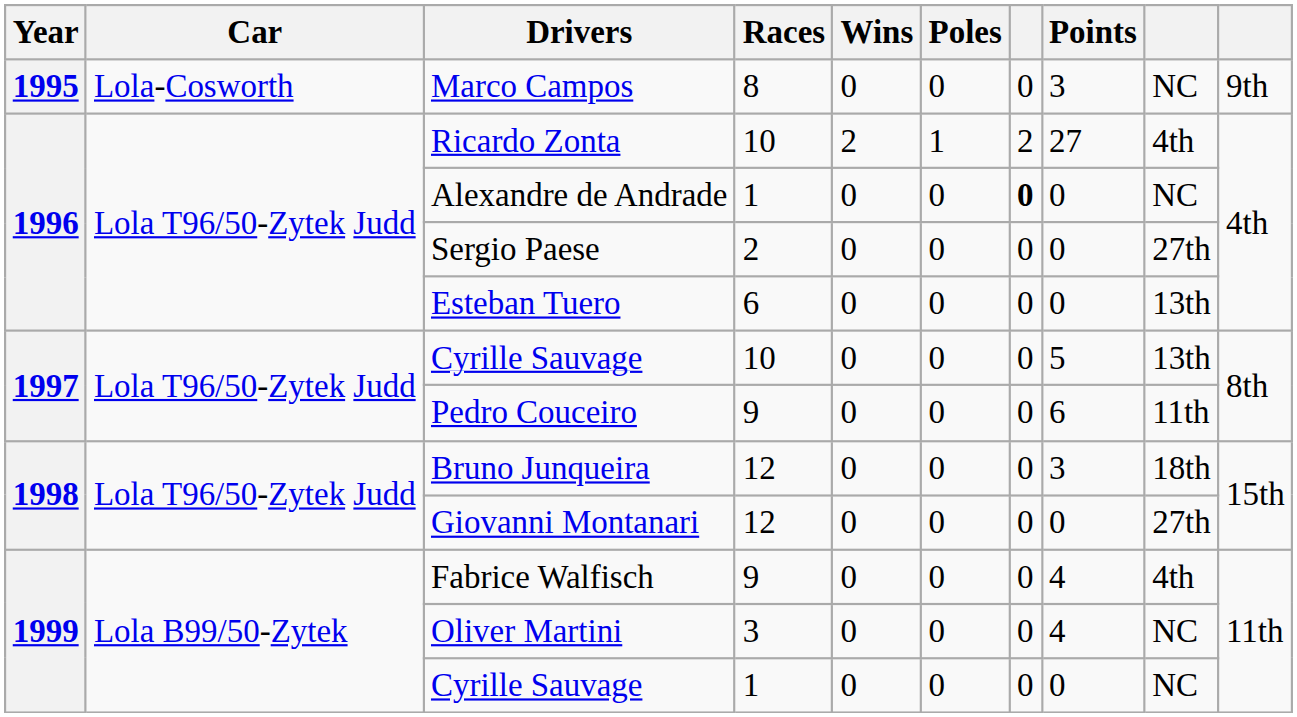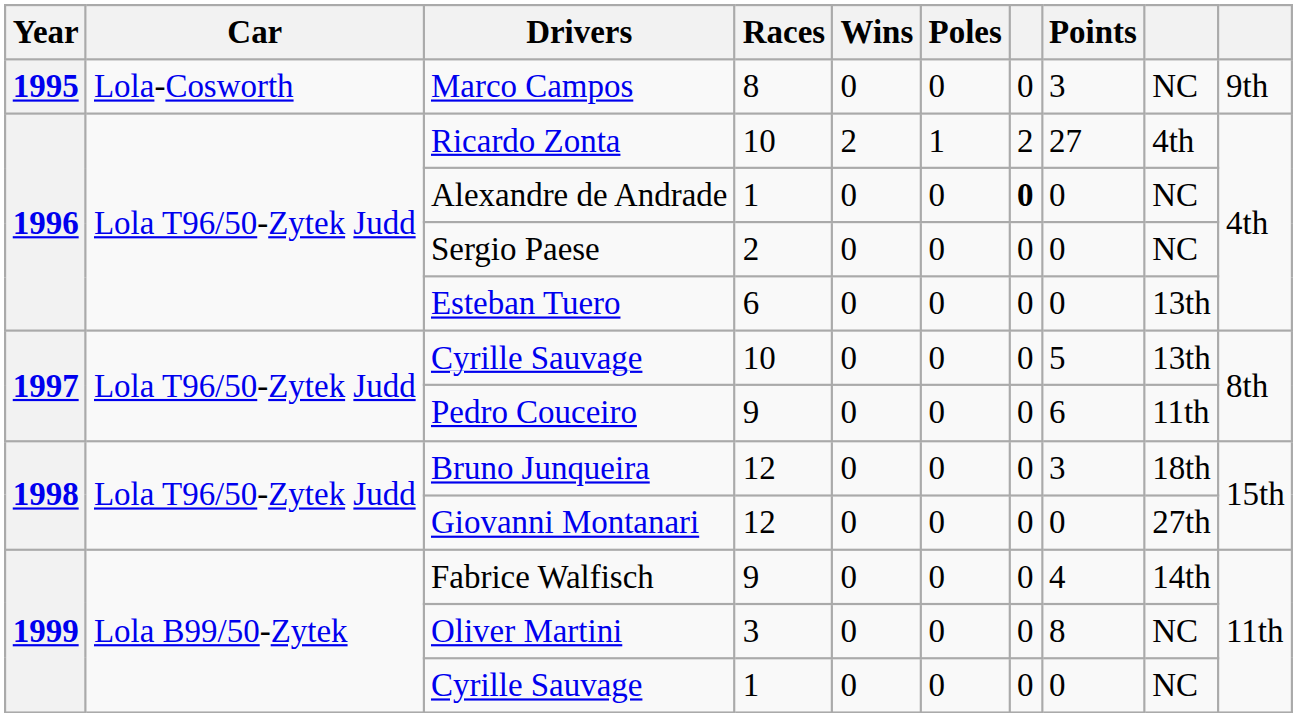(1181, 249) 27th -> (1175, 249) NC
(1173, 575) 4th -> (1181, 575) 14th
(1057, 630) 4 -> (1057, 630) 8
